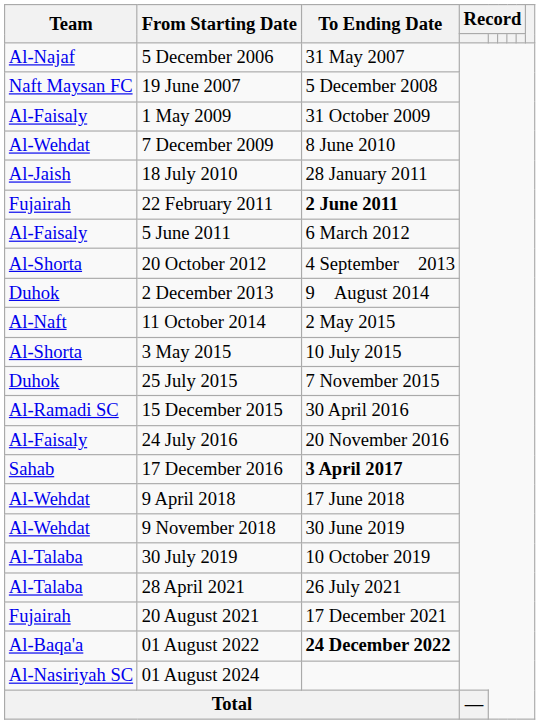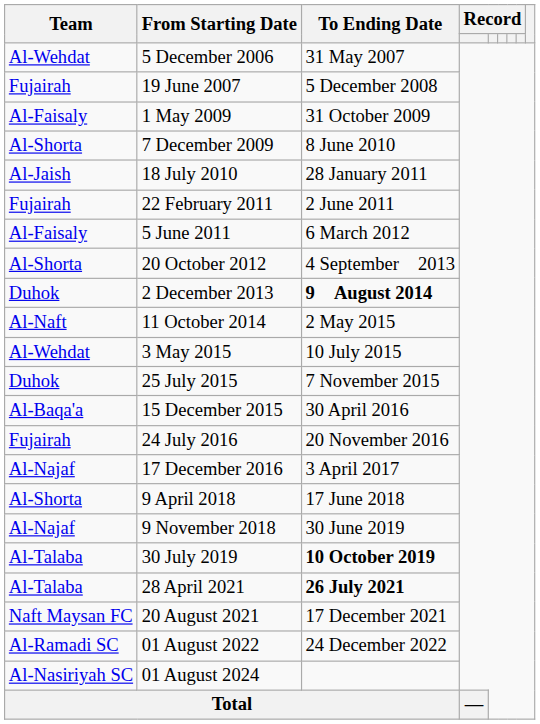(42, 57) Al-Najaf -> (49, 57) Al-Wehdat
(71, 86) Naft Maysan FC -> (40, 86) Fujairah
(49, 145) Al-Wehdat -> (45, 145) Al-Shorta
(352, 204) bold -> (350, 204) normal
(367, 292) normal -> (369, 292) bold
(45, 351) Al-Shorta -> (49, 351) Al-Wehdat
(64, 410) Al-Ramadi SC -> (46, 410) Al-Baqa'a
(48, 439) Al-Faisaly -> (40, 439) Fujairah
(32, 469) Sahab -> (42, 469) Al-Najaf
(354, 469) bold -> (352, 469) normal
(49, 498) Al-Wehdat -> (45, 498) Al-Shorta
(49, 528) Al-Wehdat -> (42, 528) Al-Najaf
(368, 557) normal -> (370, 557) bold
(353, 587) normal -> (355, 587) bold
(40, 616) Fujairah -> (71, 616) Naft Maysan FC
(46, 645) Al-Baqa'a -> (64, 645) Al-Ramadi SC
(378, 645) bold -> (376, 645) normal
